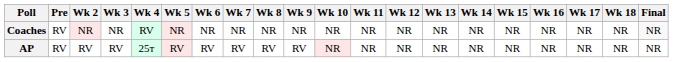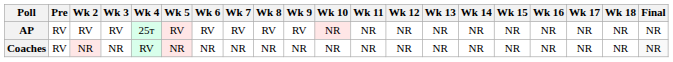rows swapped: (27, 48) <-> (27, 30)
